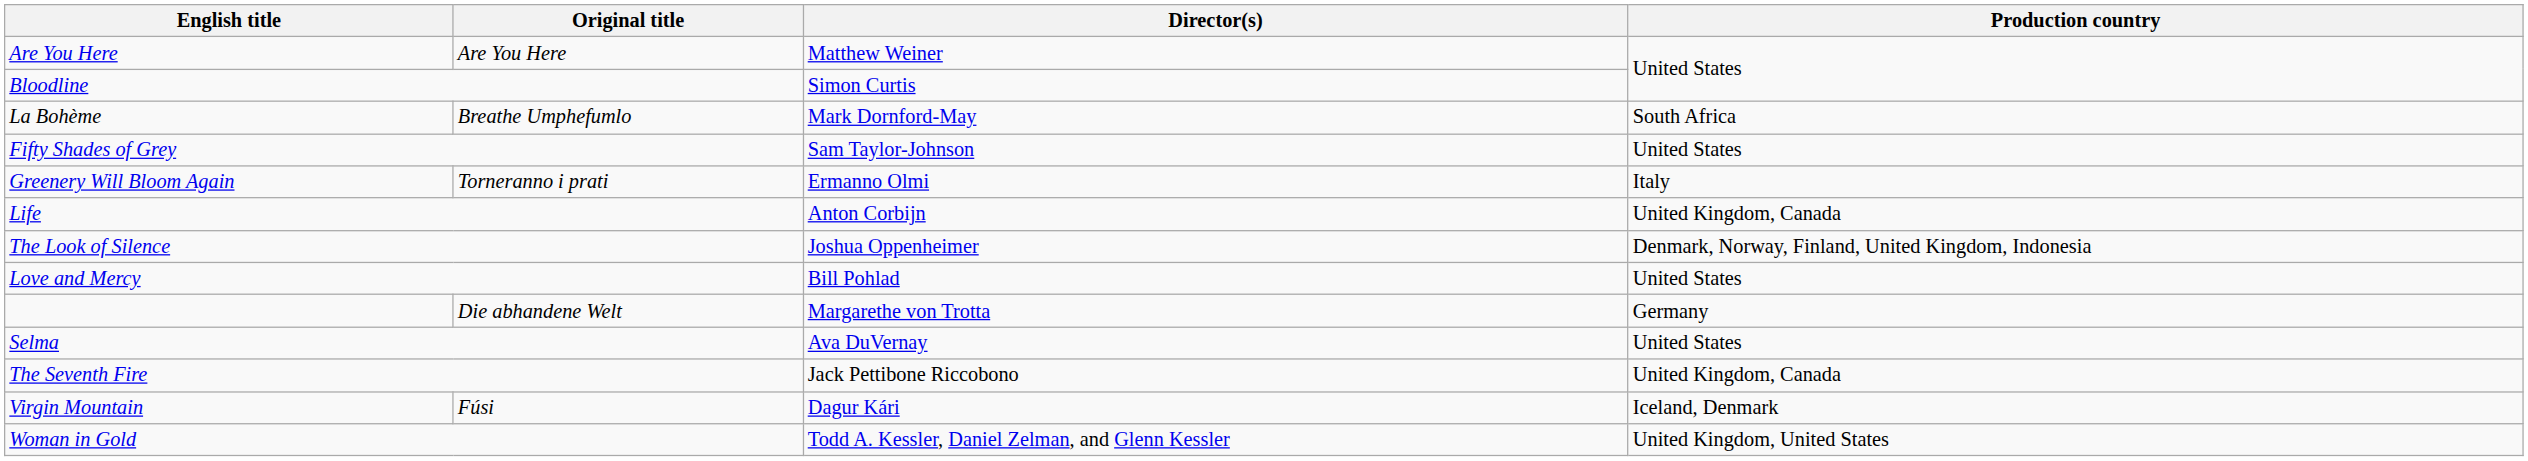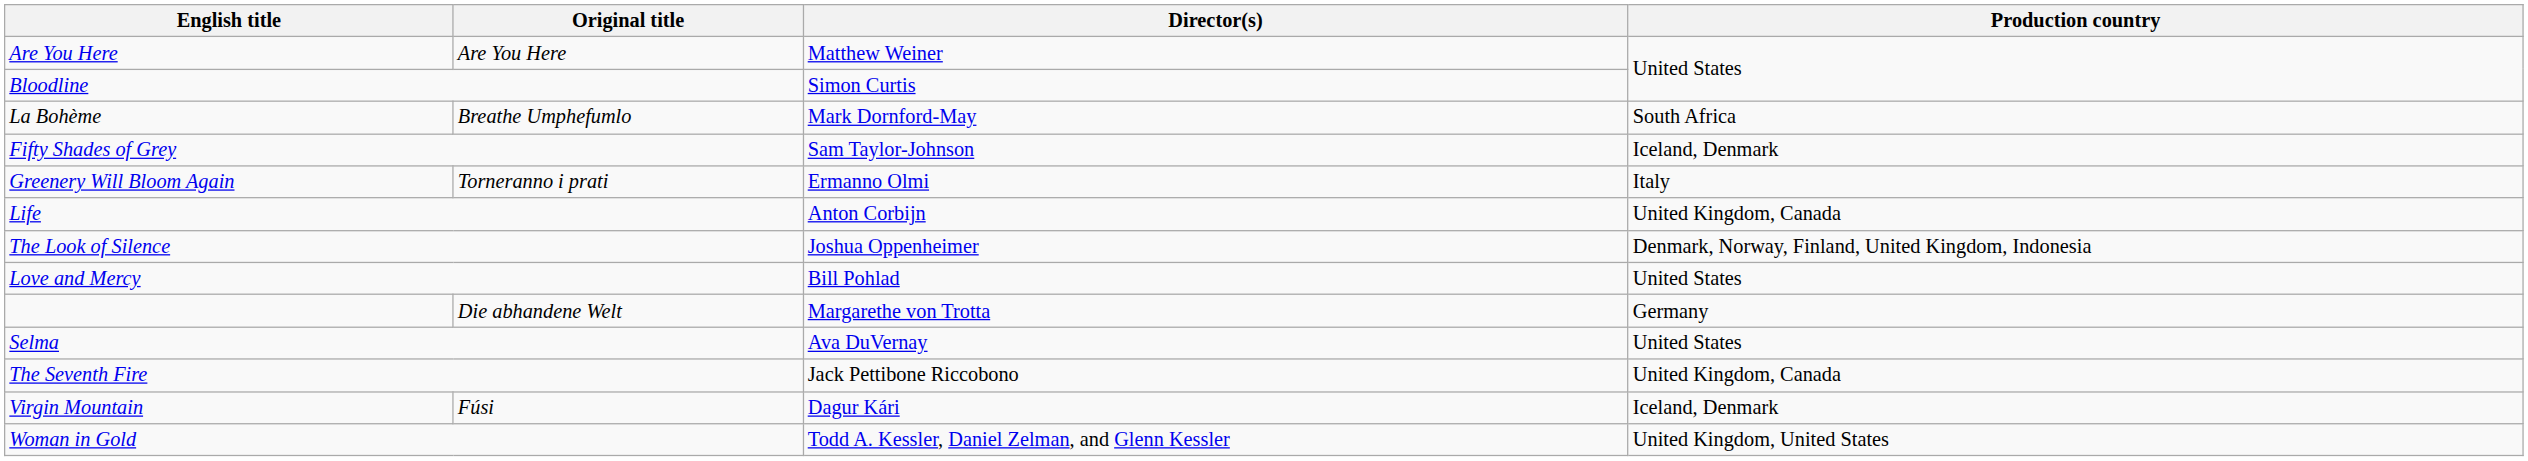(1687, 149) United States -> (1706, 149) Iceland, Denmark
